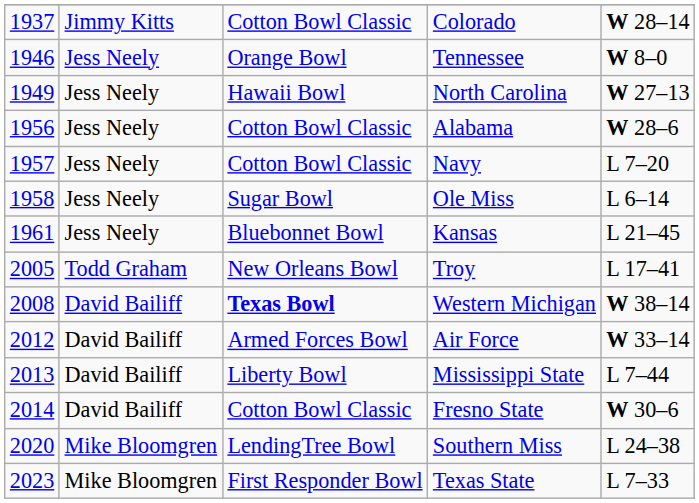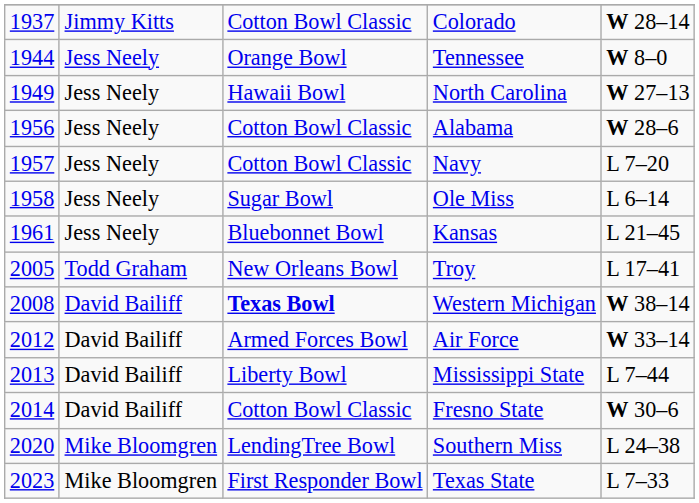(32, 57) 1946 -> (32, 57) 1944
